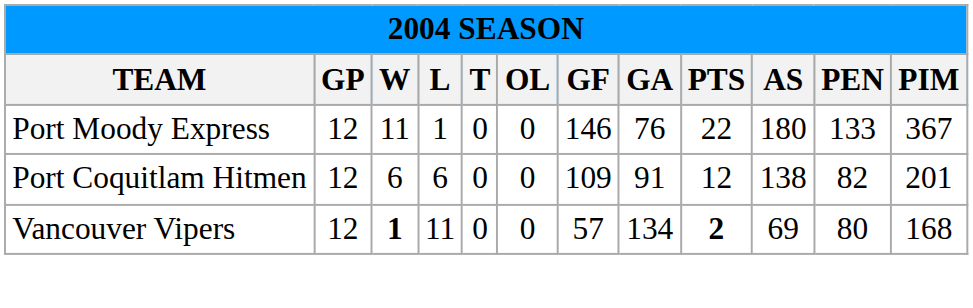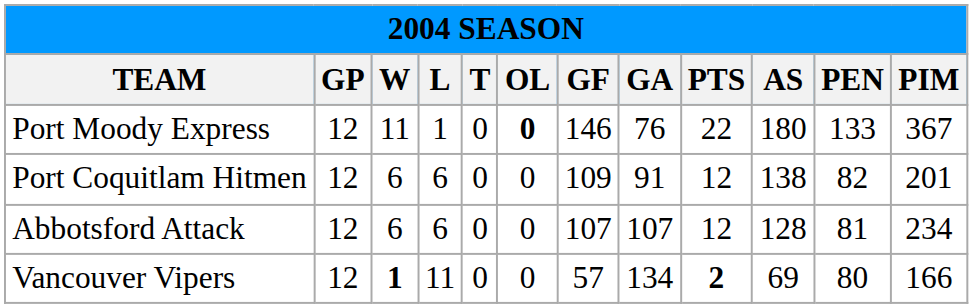(528, 128) normal -> (528, 128) bold
+ row: (128, 228)
(929, 228) 168 -> (929, 278) 166
